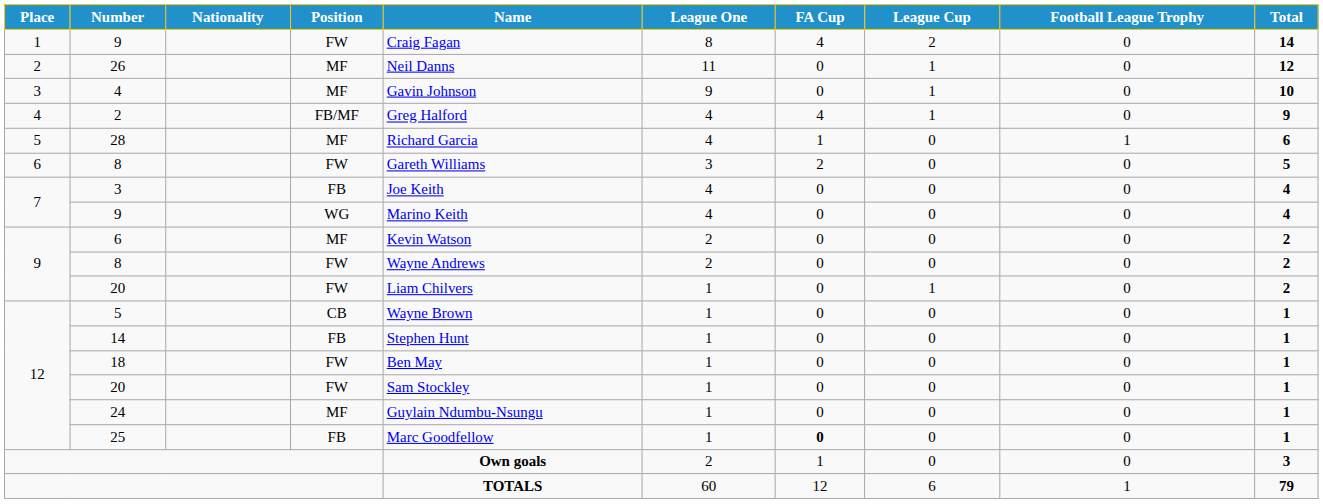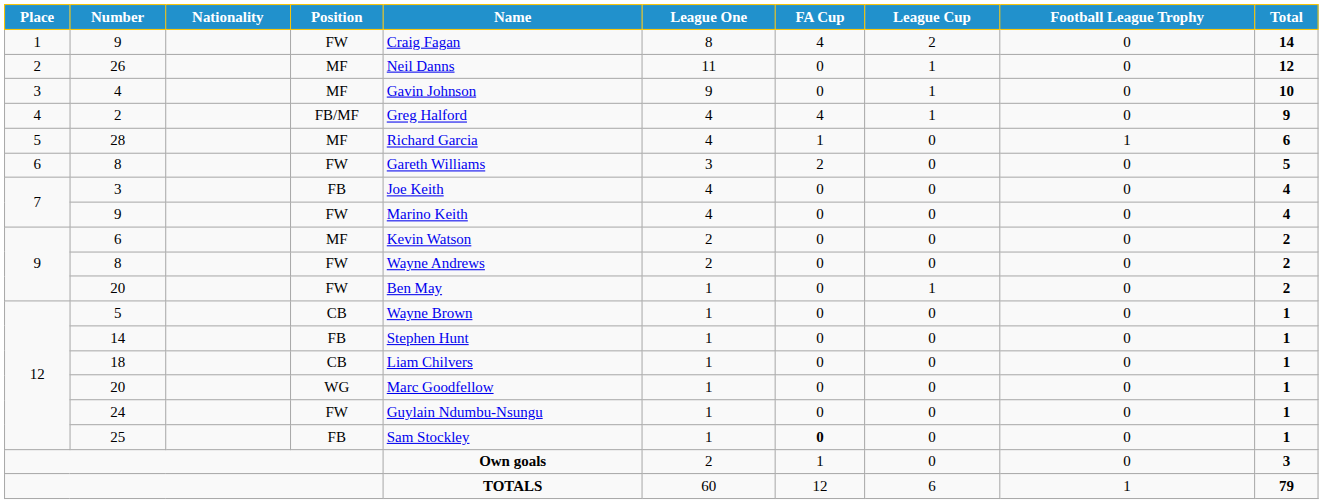(337, 214) WG -> (337, 214) FW
(430, 288) Liam Chilvers -> (414, 288) Ben May
(337, 363) FW -> (337, 363) CB
(414, 363) Ben May -> (430, 363) Liam Chilvers
(337, 387) FW -> (337, 387) WG
(428, 387) Sam Stockley -> (440, 387) Marc Goodfellow
(337, 412) MF -> (337, 412) FW
(440, 437) Marc Goodfellow -> (428, 437) Sam Stockley
